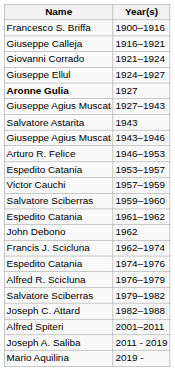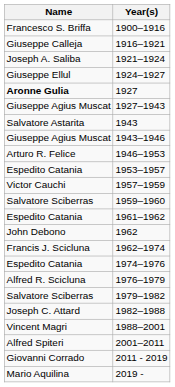(45, 59) Giovanni Corrado -> (44, 59) Joseph A. Saliba
+ row: (140, 327)
(44, 342) Joseph A. Saliba -> (45, 358) Giovanni Corrado
